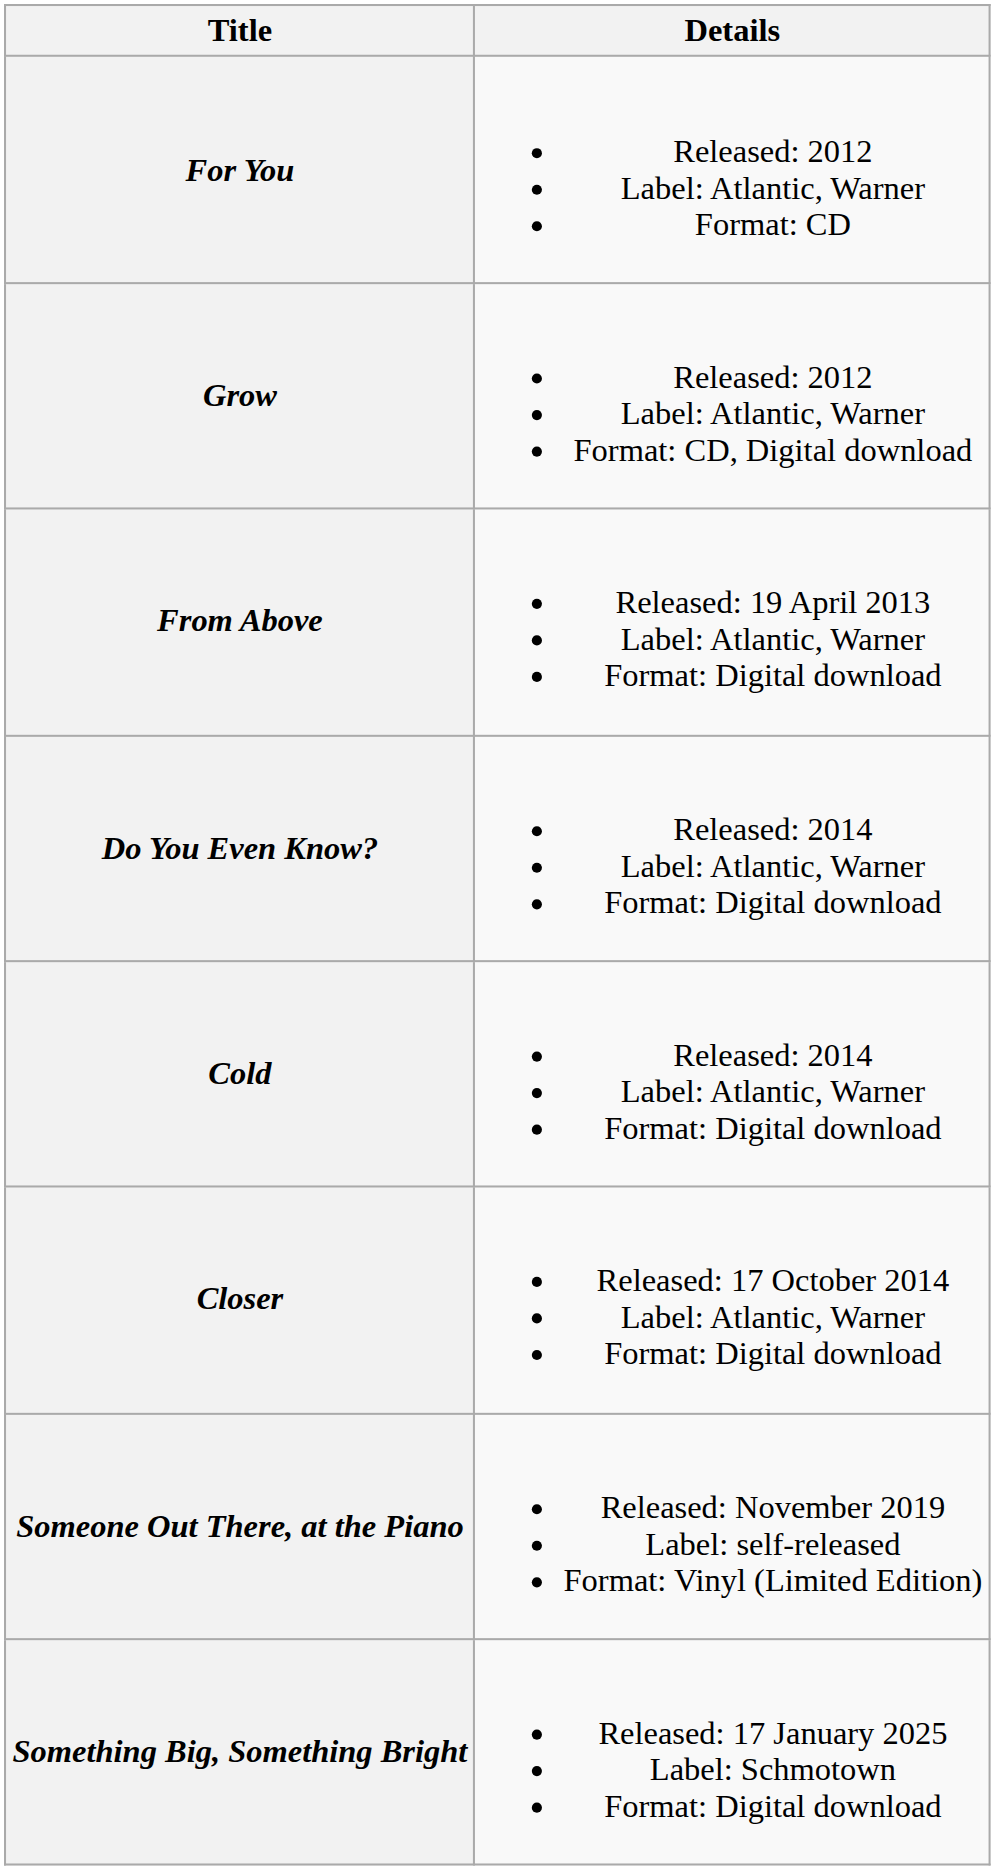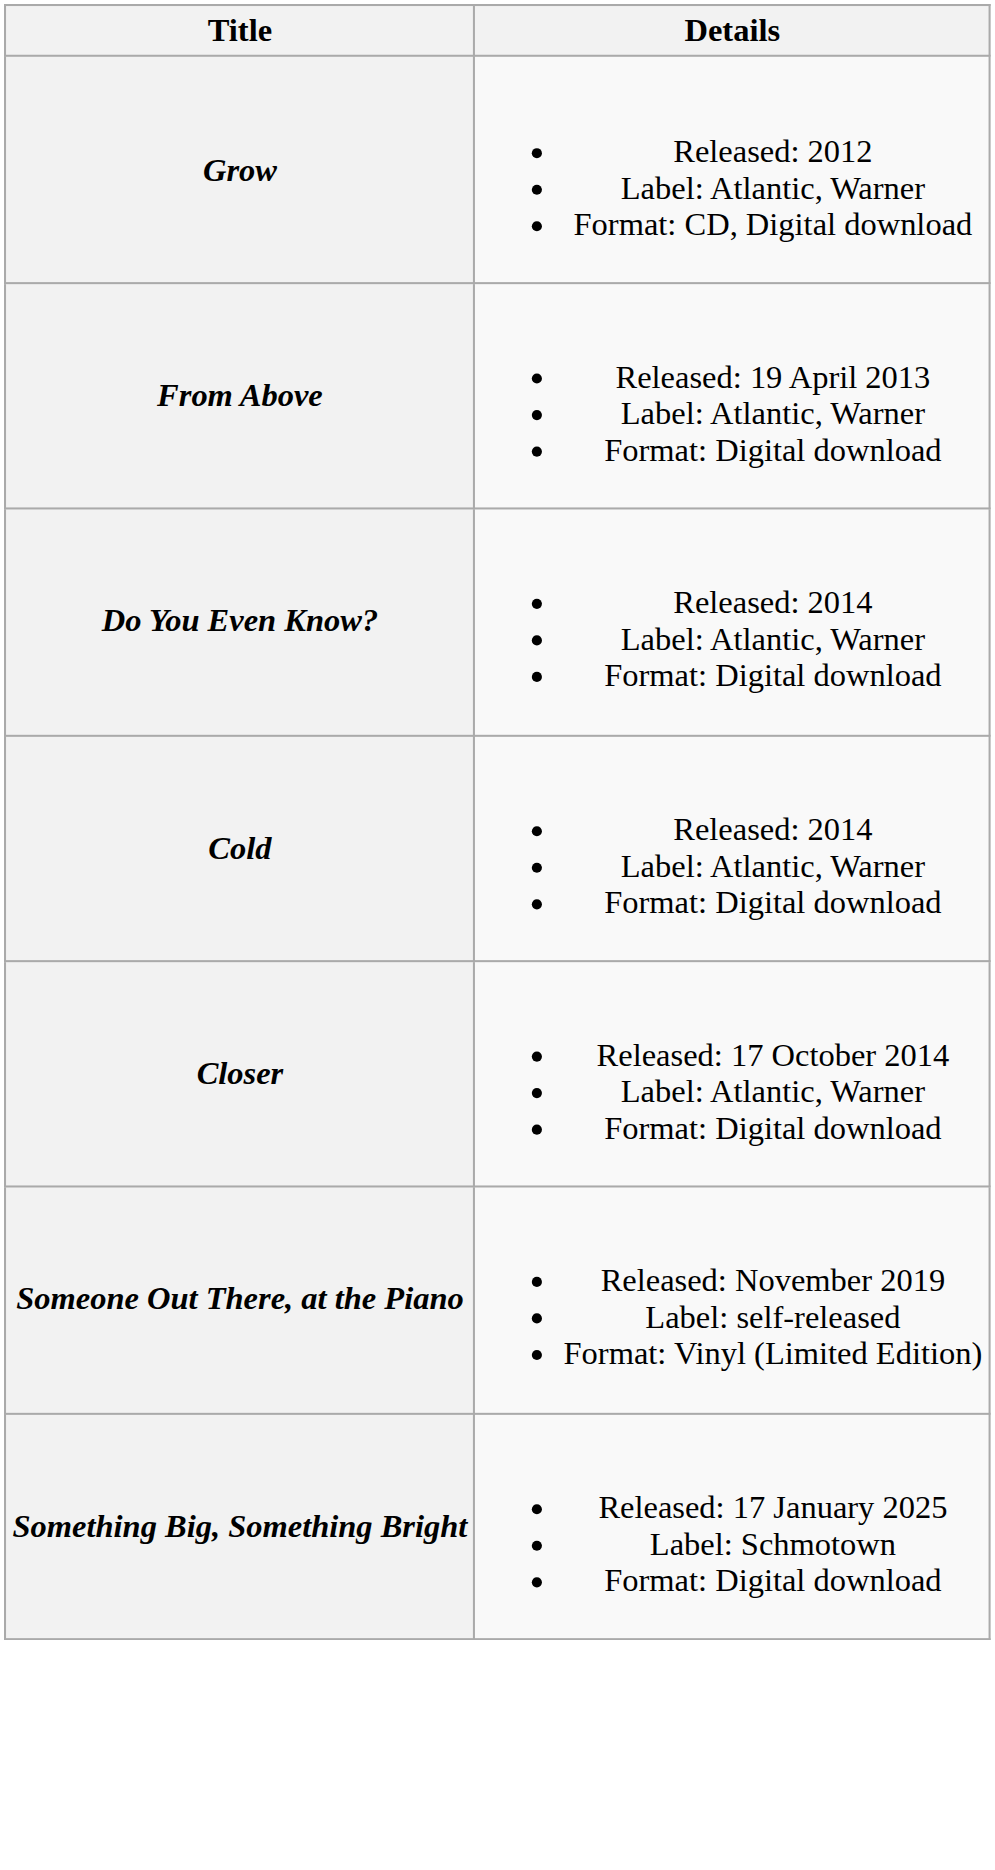- row: (240, 169)
